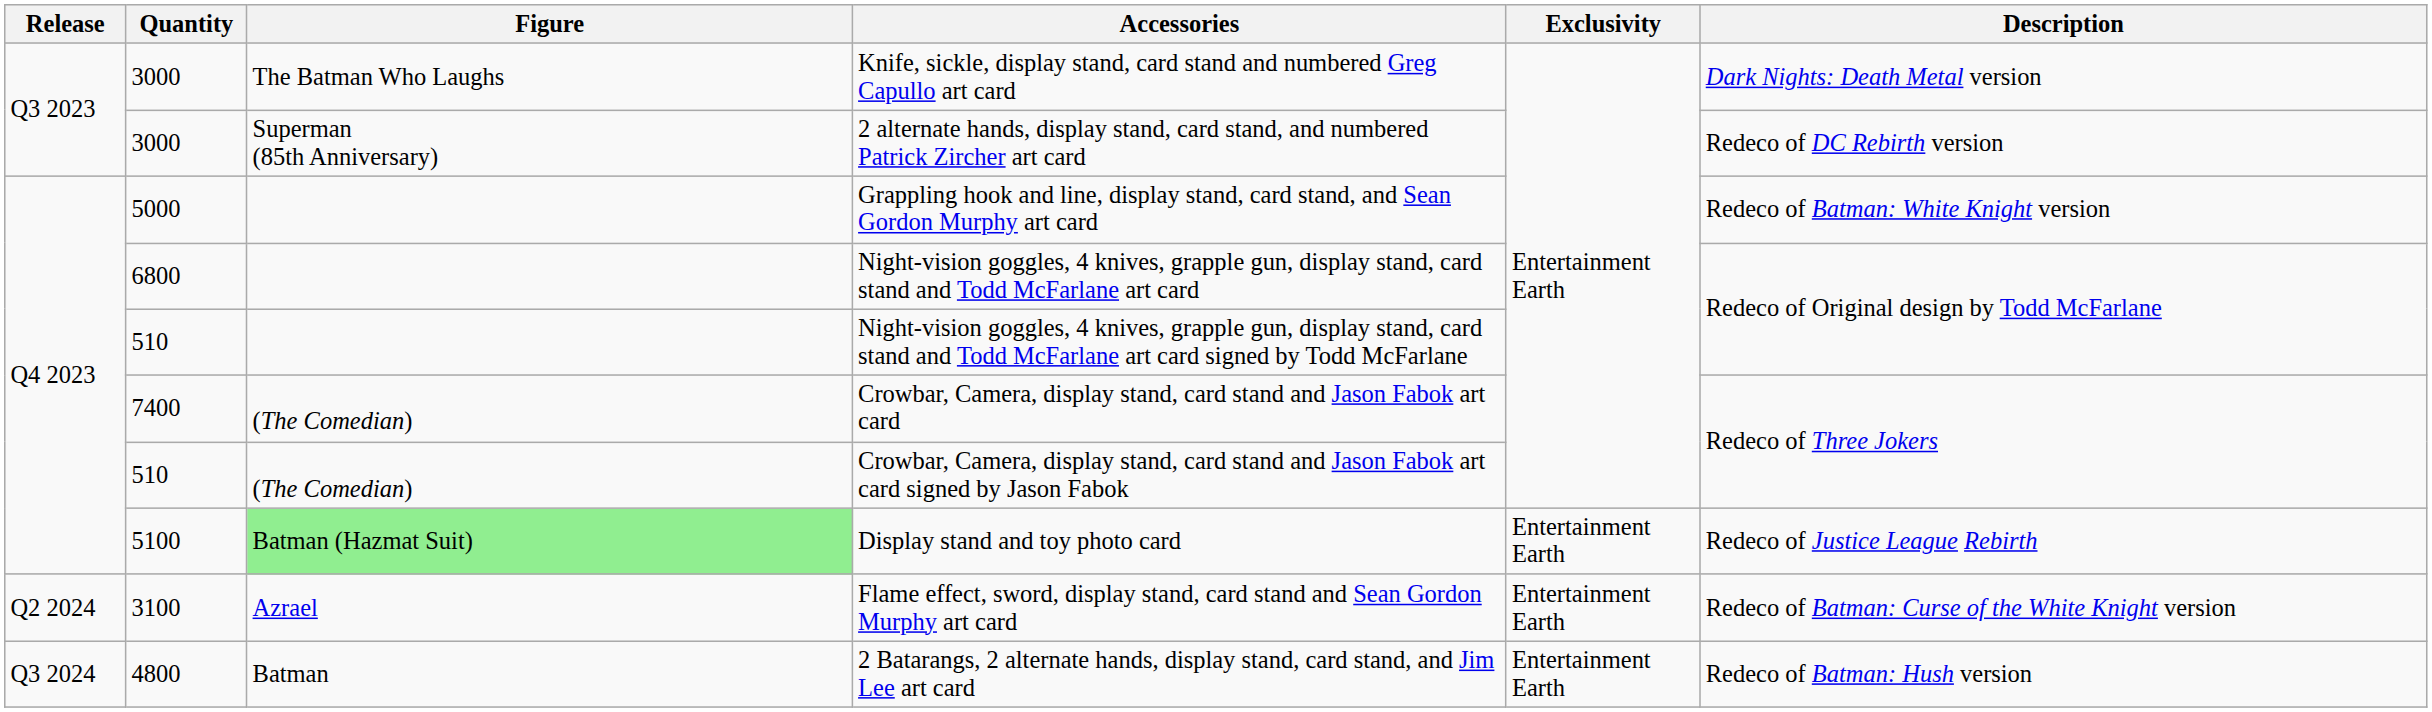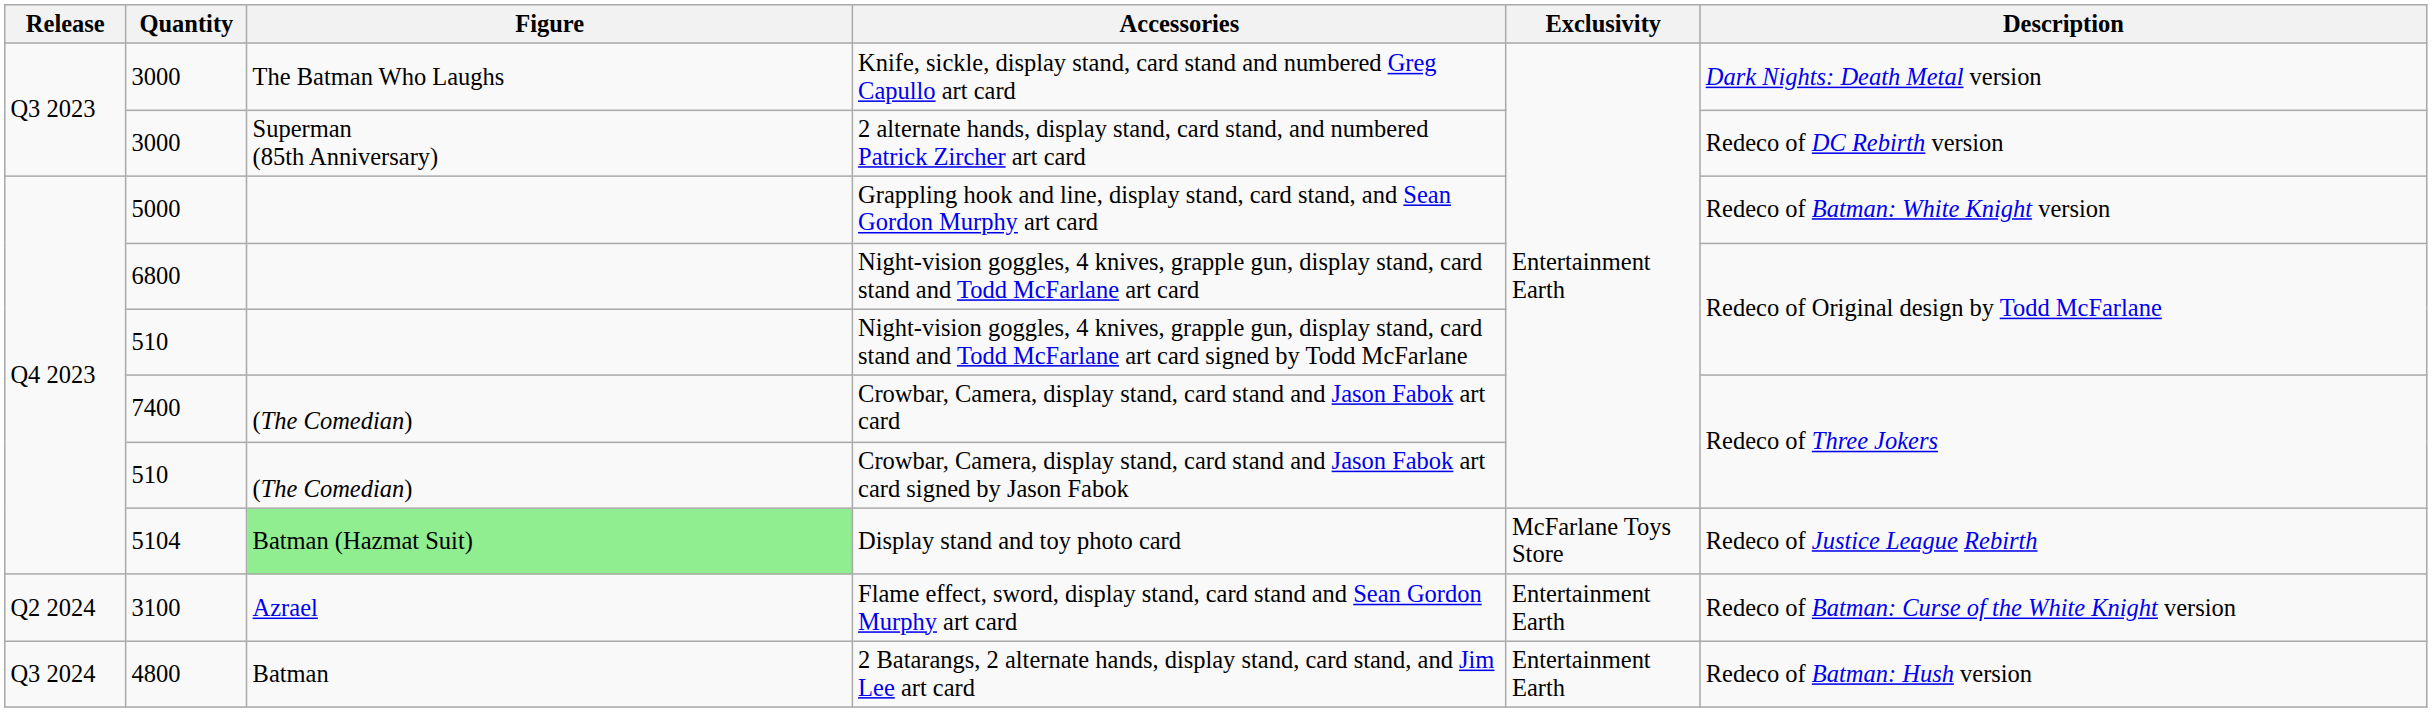(156, 541) 5100 -> (156, 541) 5104
(1581, 541) Entertainment Earth -> (1591, 541) McFarlane Toys Store
